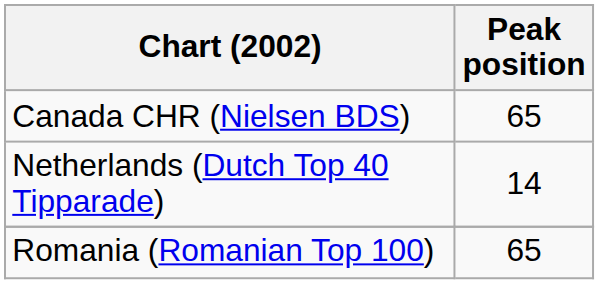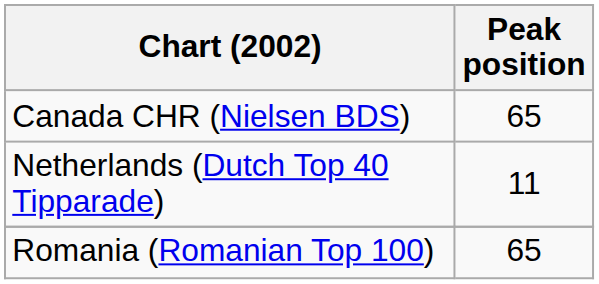(524, 183) 14 -> (524, 183) 11
